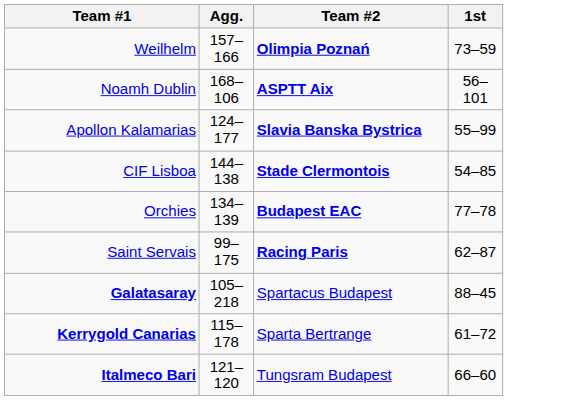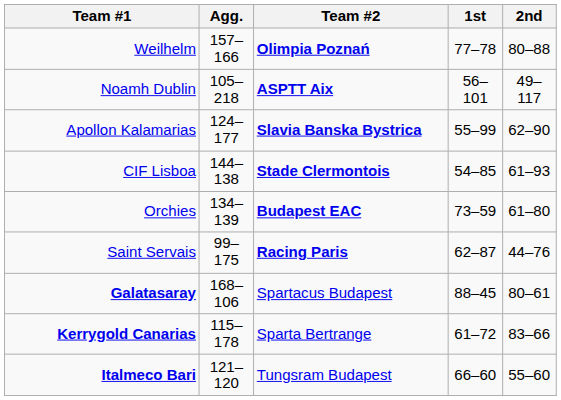+ column: (529, 16)
(475, 48) 73–59 -> (475, 48) 77–78
(226, 89) 168–106 -> (226, 89) 105–218
(475, 211) 77–78 -> (475, 211) 73–59
(226, 293) 105–218 -> (226, 293) 168–106
